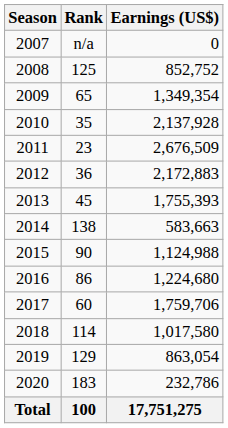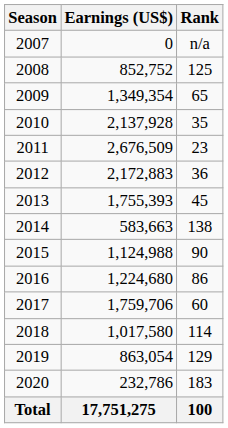columns swapped: (165, 17) <-> (84, 17)
